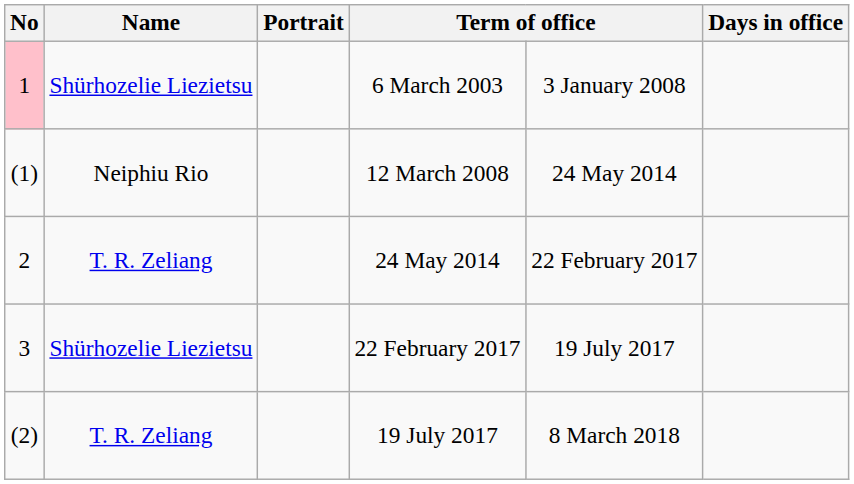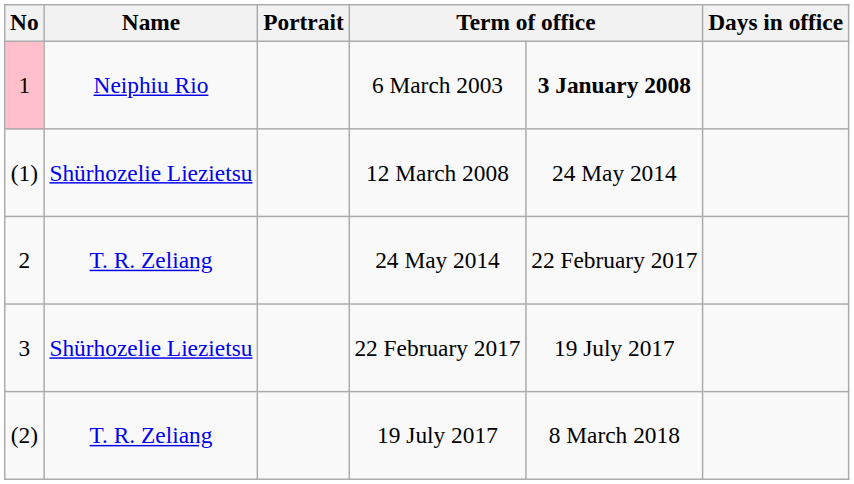(151, 85) Shürhozelie Liezietsu -> (151, 85) Neiphiu Rio
(614, 85) normal -> (614, 85) bold
(151, 172) Neiphiu Rio -> (151, 172) Shürhozelie Liezietsu
